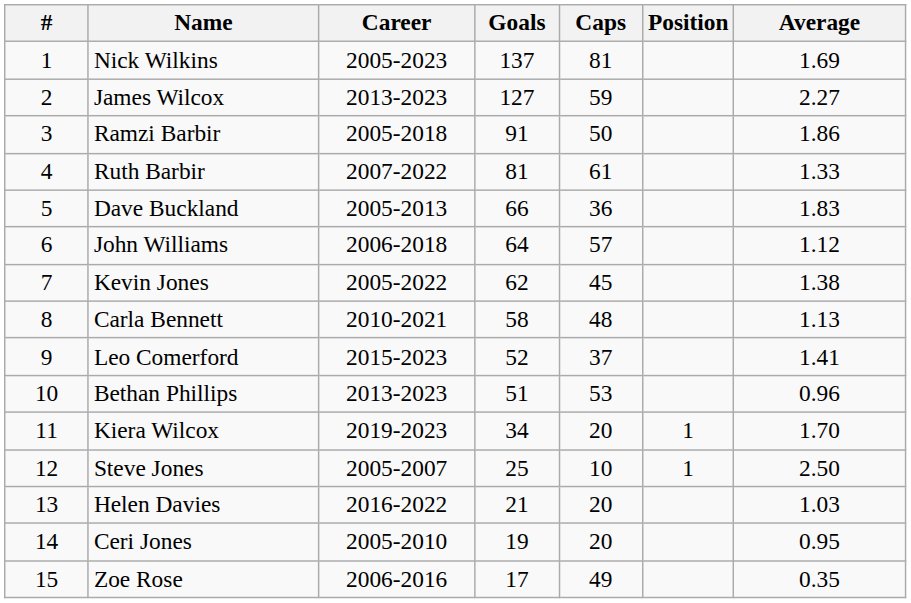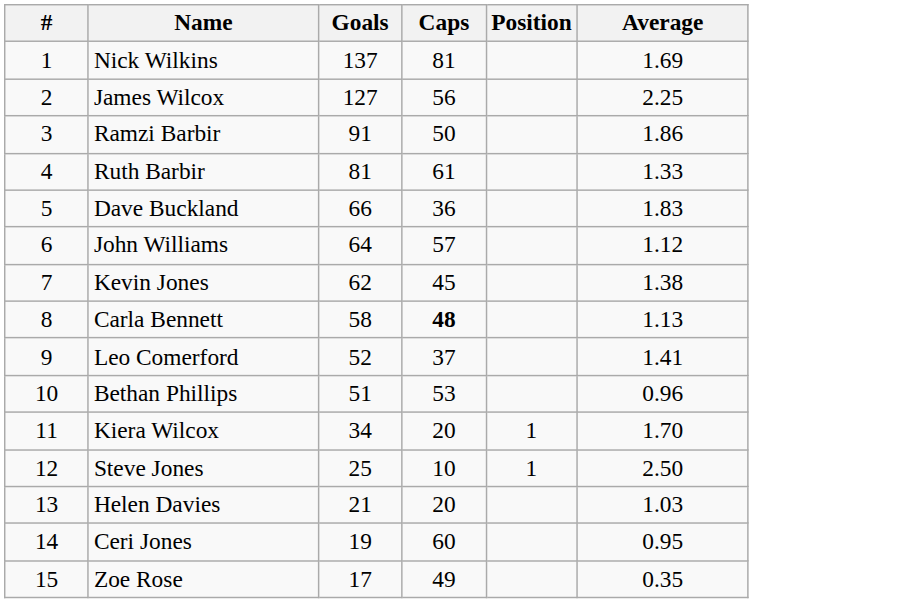- column: (397, 23)
(601, 97) 59 -> (444, 97) 56
(820, 97) 2.27 -> (663, 97) 2.25
(601, 319) normal -> (444, 319) bold
(601, 541) 20 -> (444, 541) 60
